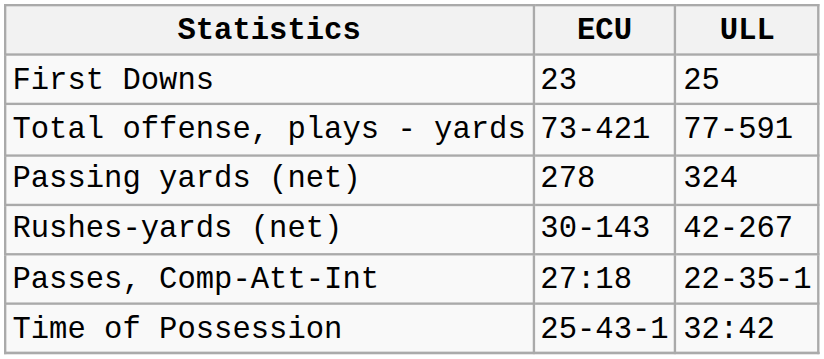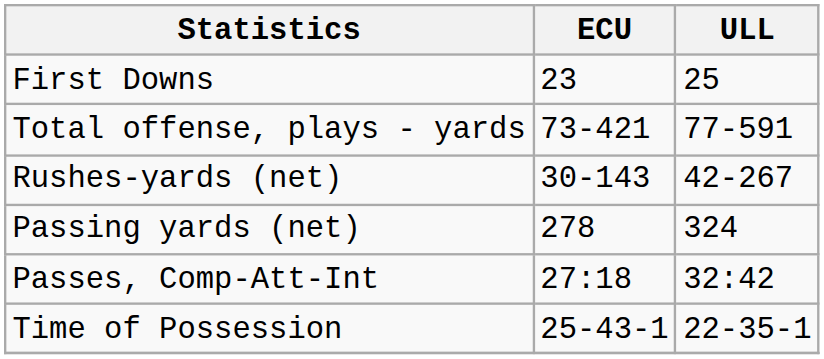rows swapped: (177, 229) <-> (187, 179)
(747, 279) 22-35-1 -> (729, 279) 32:42
(729, 329) 32:42 -> (747, 329) 22-35-1
